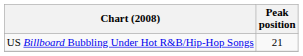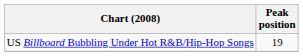(277, 42) 21 -> (277, 42) 19
